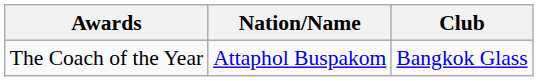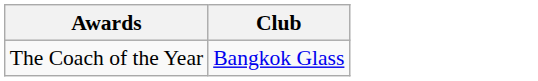- column: (300, 22)
